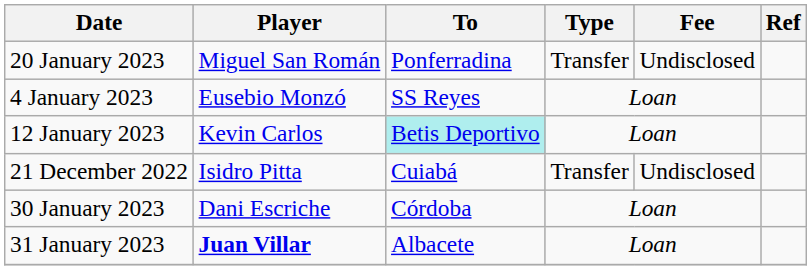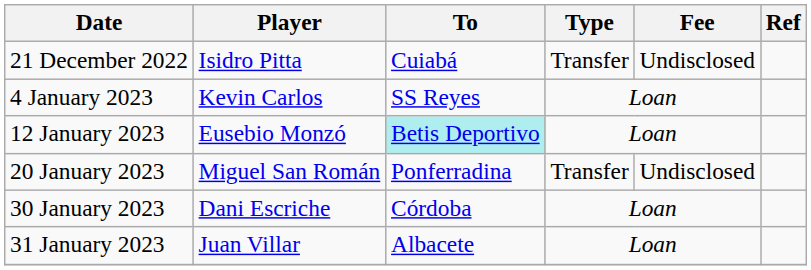rows swapped: (99, 171) <-> (87, 60)
(272, 97) Eusebio Monzó -> (261, 97) Kevin Carlos
(261, 134) Kevin Carlos -> (272, 134) Eusebio Monzó
(255, 245) bold -> (249, 245) normal
